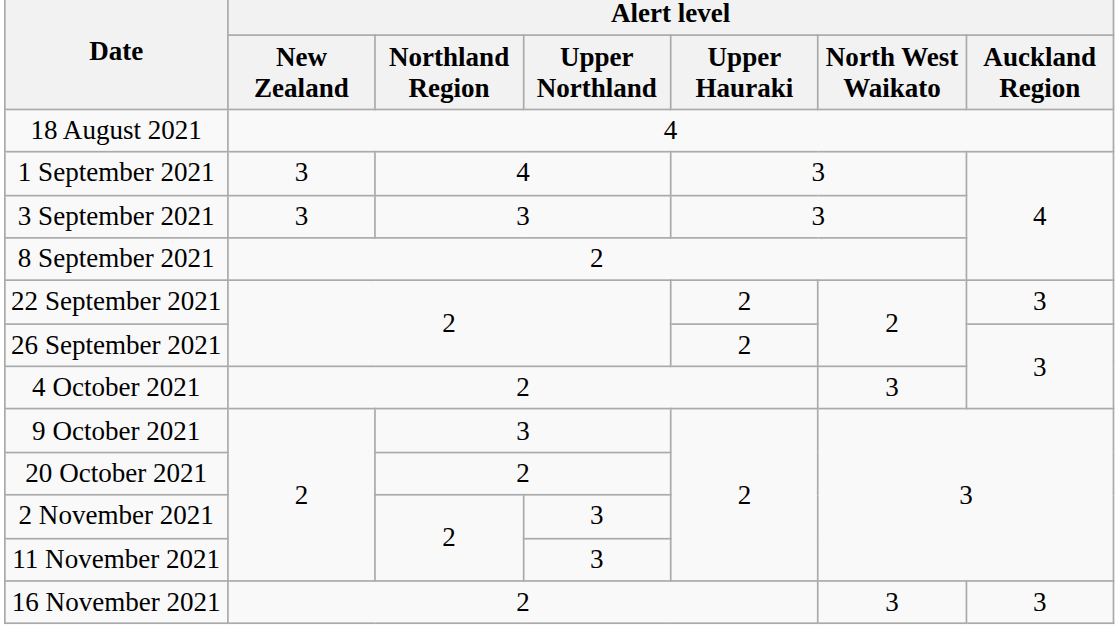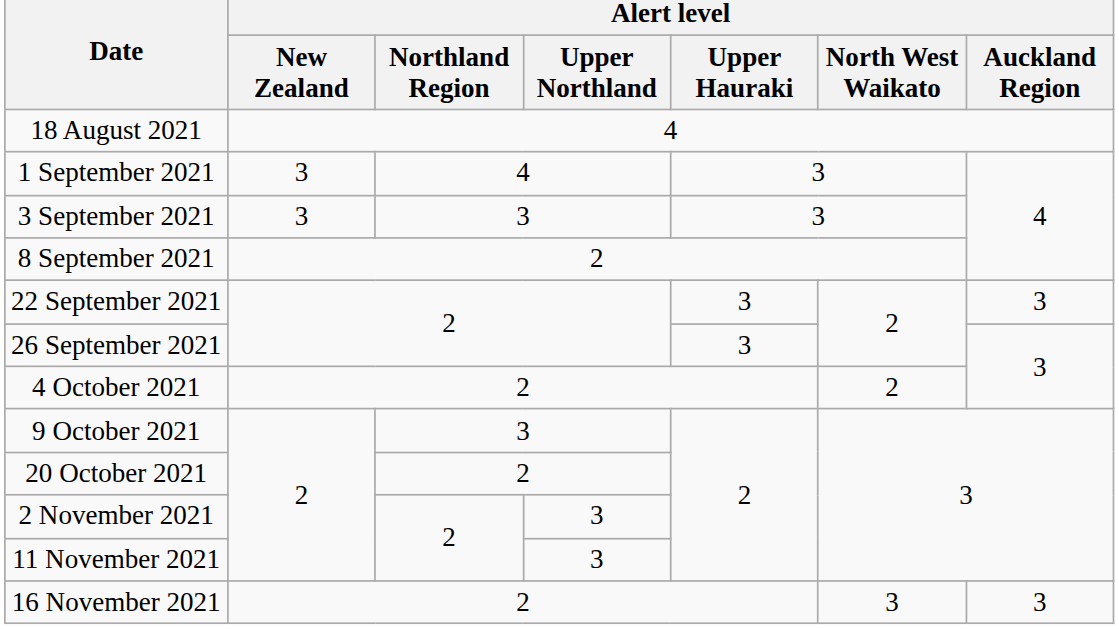(744, 301) 2 -> (744, 301) 3
(744, 344) 2 -> (744, 344) 3
(892, 387) 3 -> (892, 387) 2
